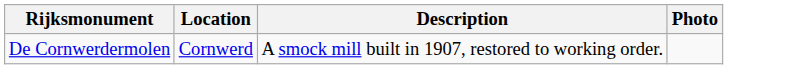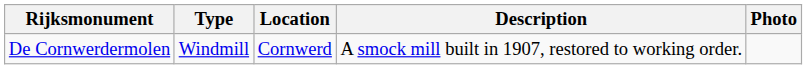+ column: (214, 19)
